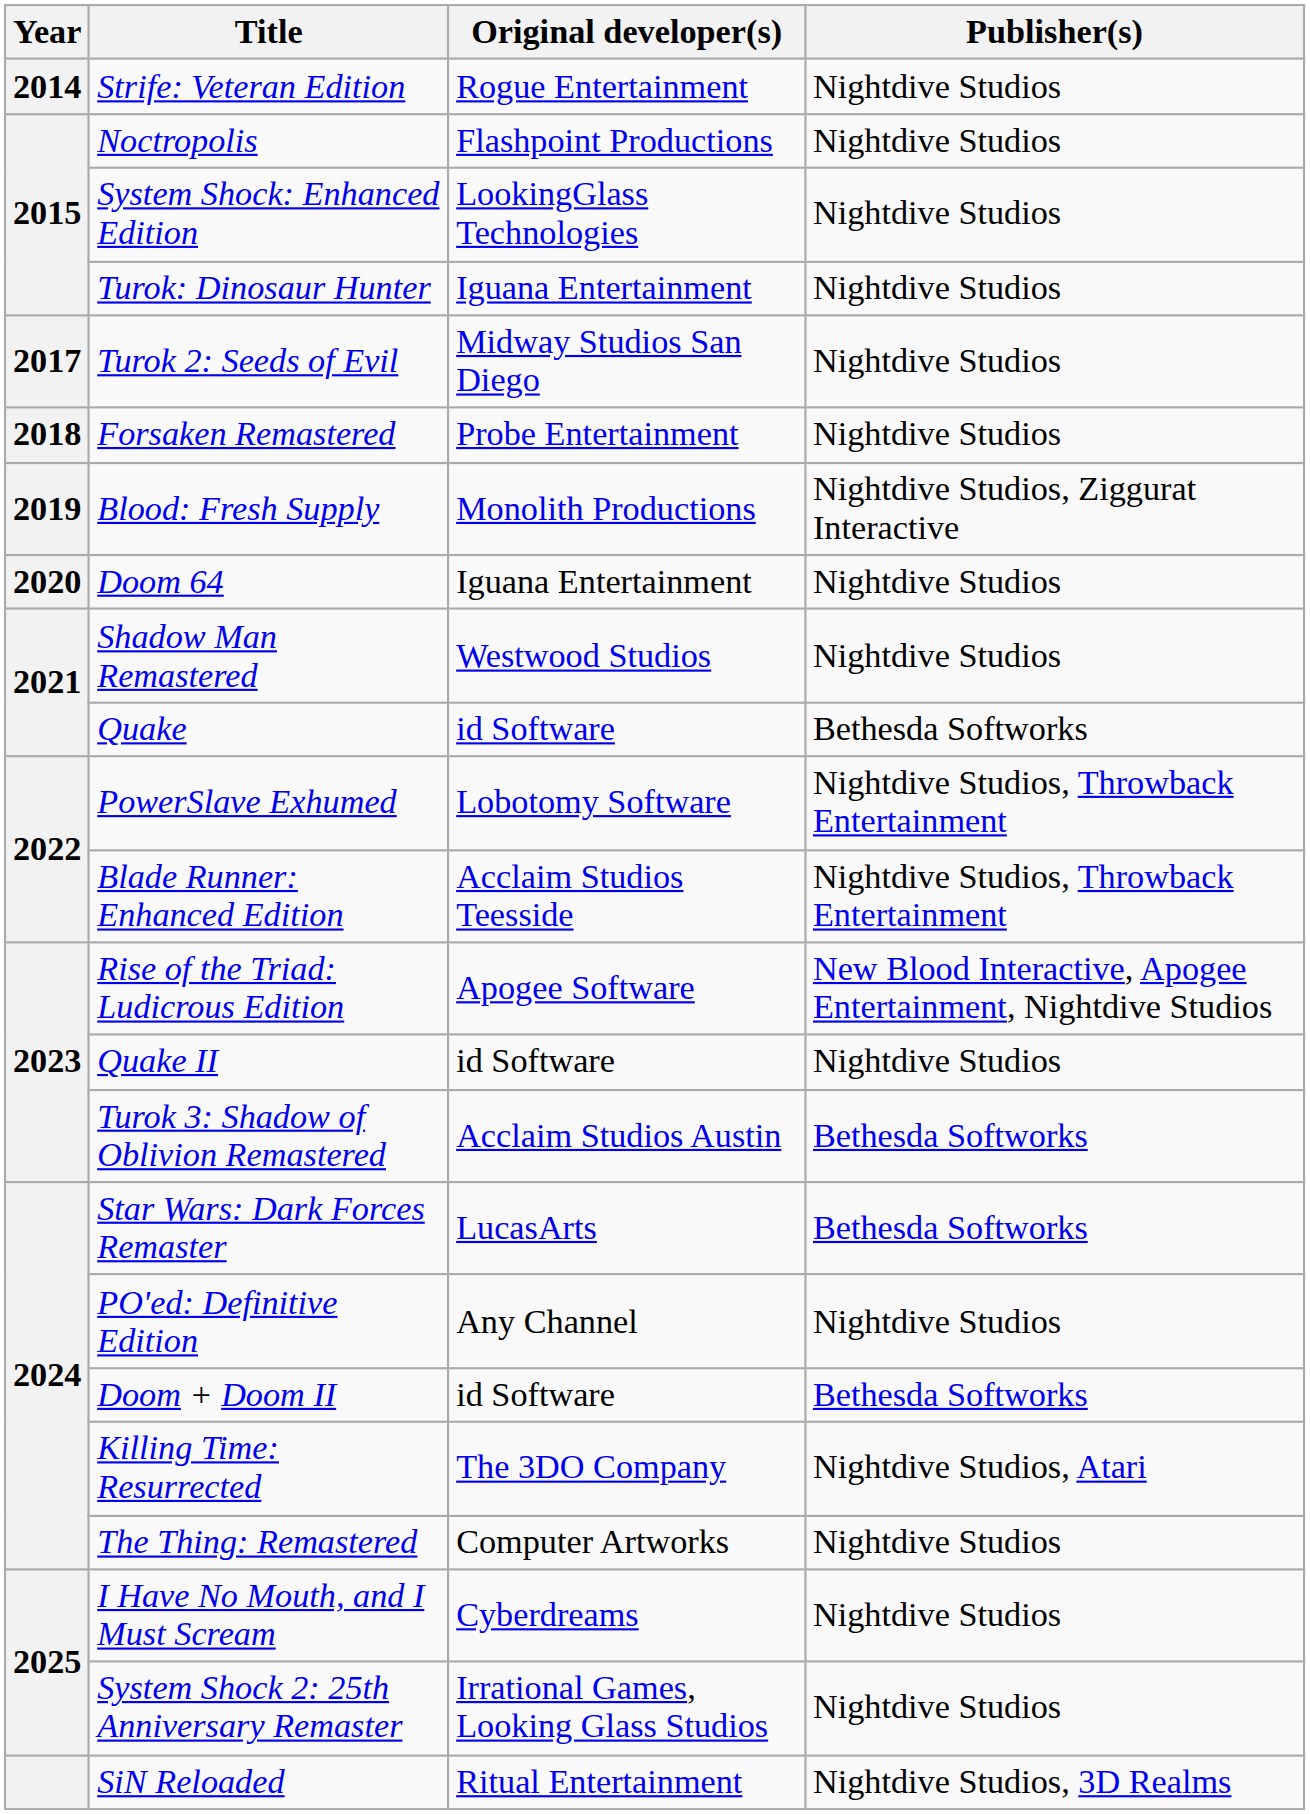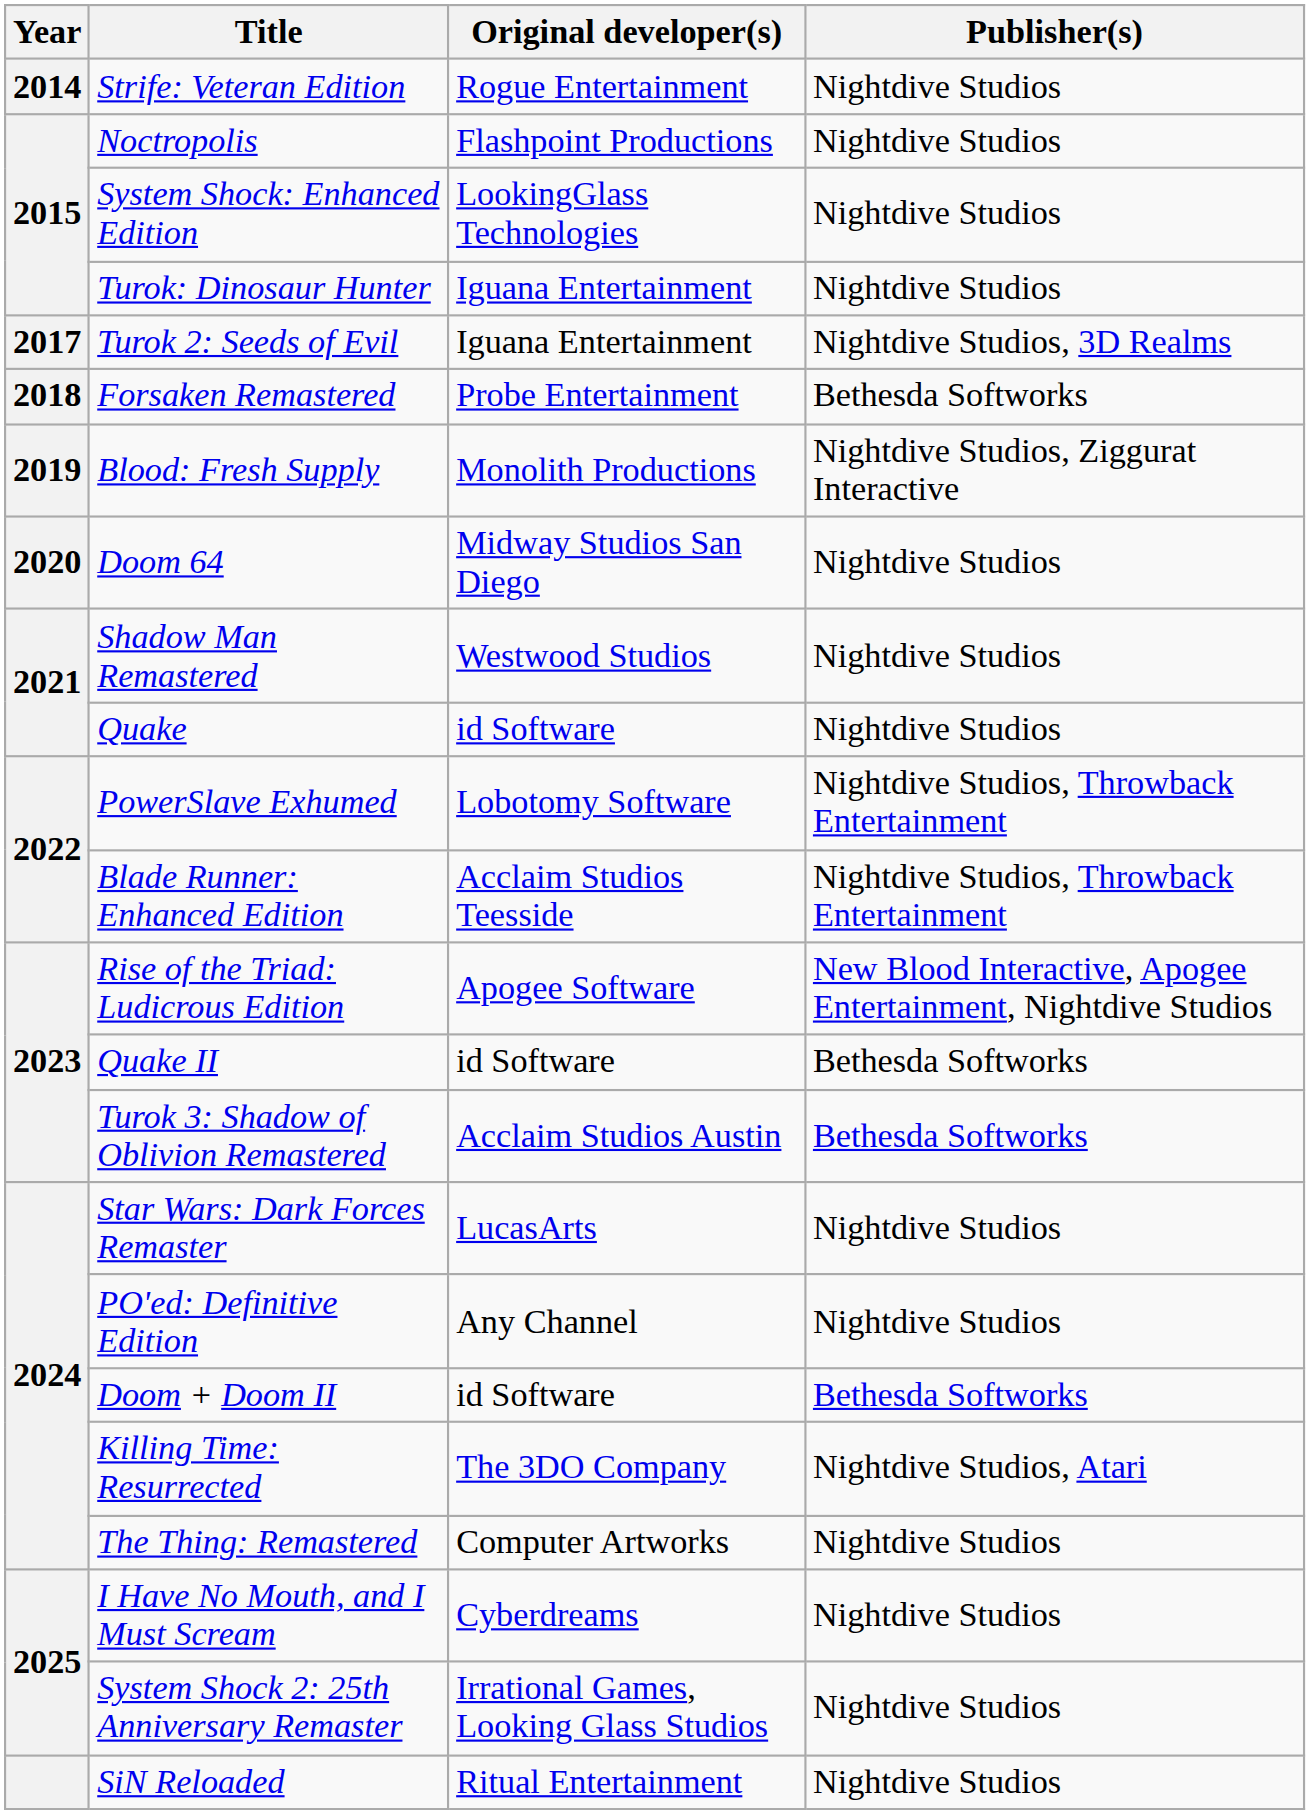(599, 360) Midway Studios San Diego -> (604, 341) Iguana Entertainment
(937, 360) Nightdive Studios -> (1022, 341) Nightdive Studios, 3D Realms
(937, 434) Nightdive Studios -> (950, 395) Bethesda Softworks
(604, 581) Iguana Entertainment -> (599, 562) Midway Studios San Diego
(950, 728) Bethesda Softworks -> (937, 728) Nightdive Studios
(937, 1061) Nightdive Studios -> (950, 1061) Bethesda Softworks
(950, 1227) Bethesda Softworks -> (937, 1227) Nightdive Studios
(1022, 1781) Nightdive Studios, 3D Realms -> (937, 1781) Nightdive Studios
